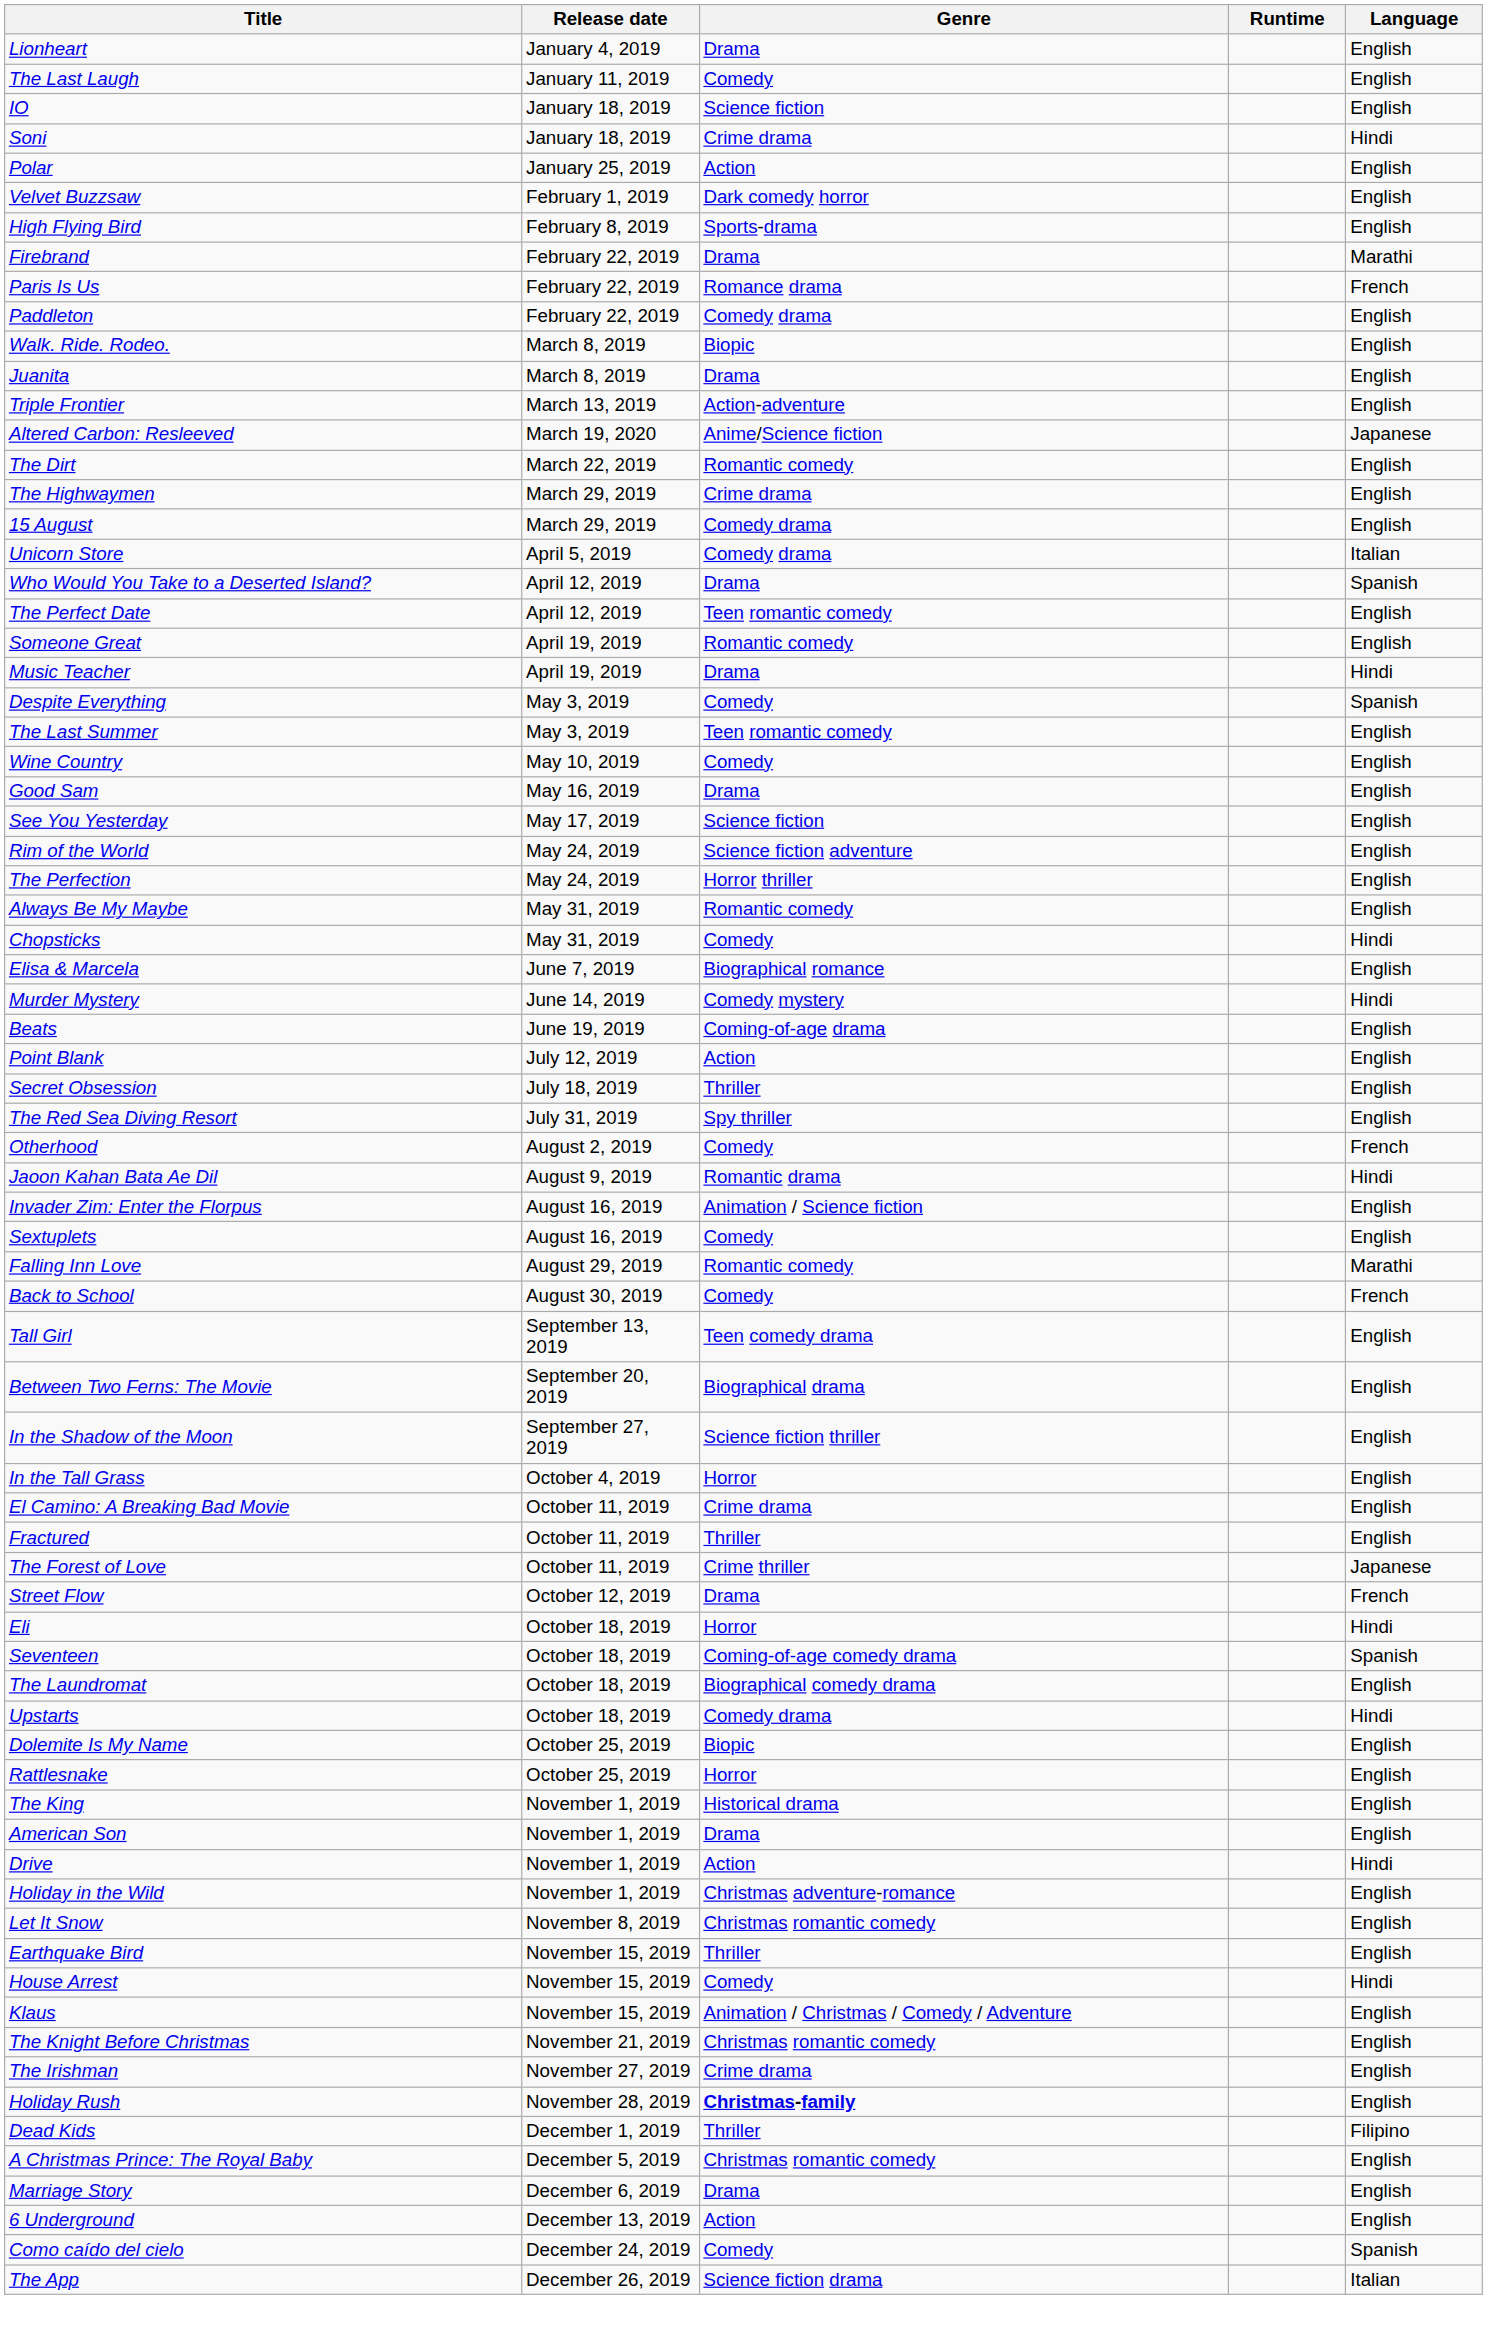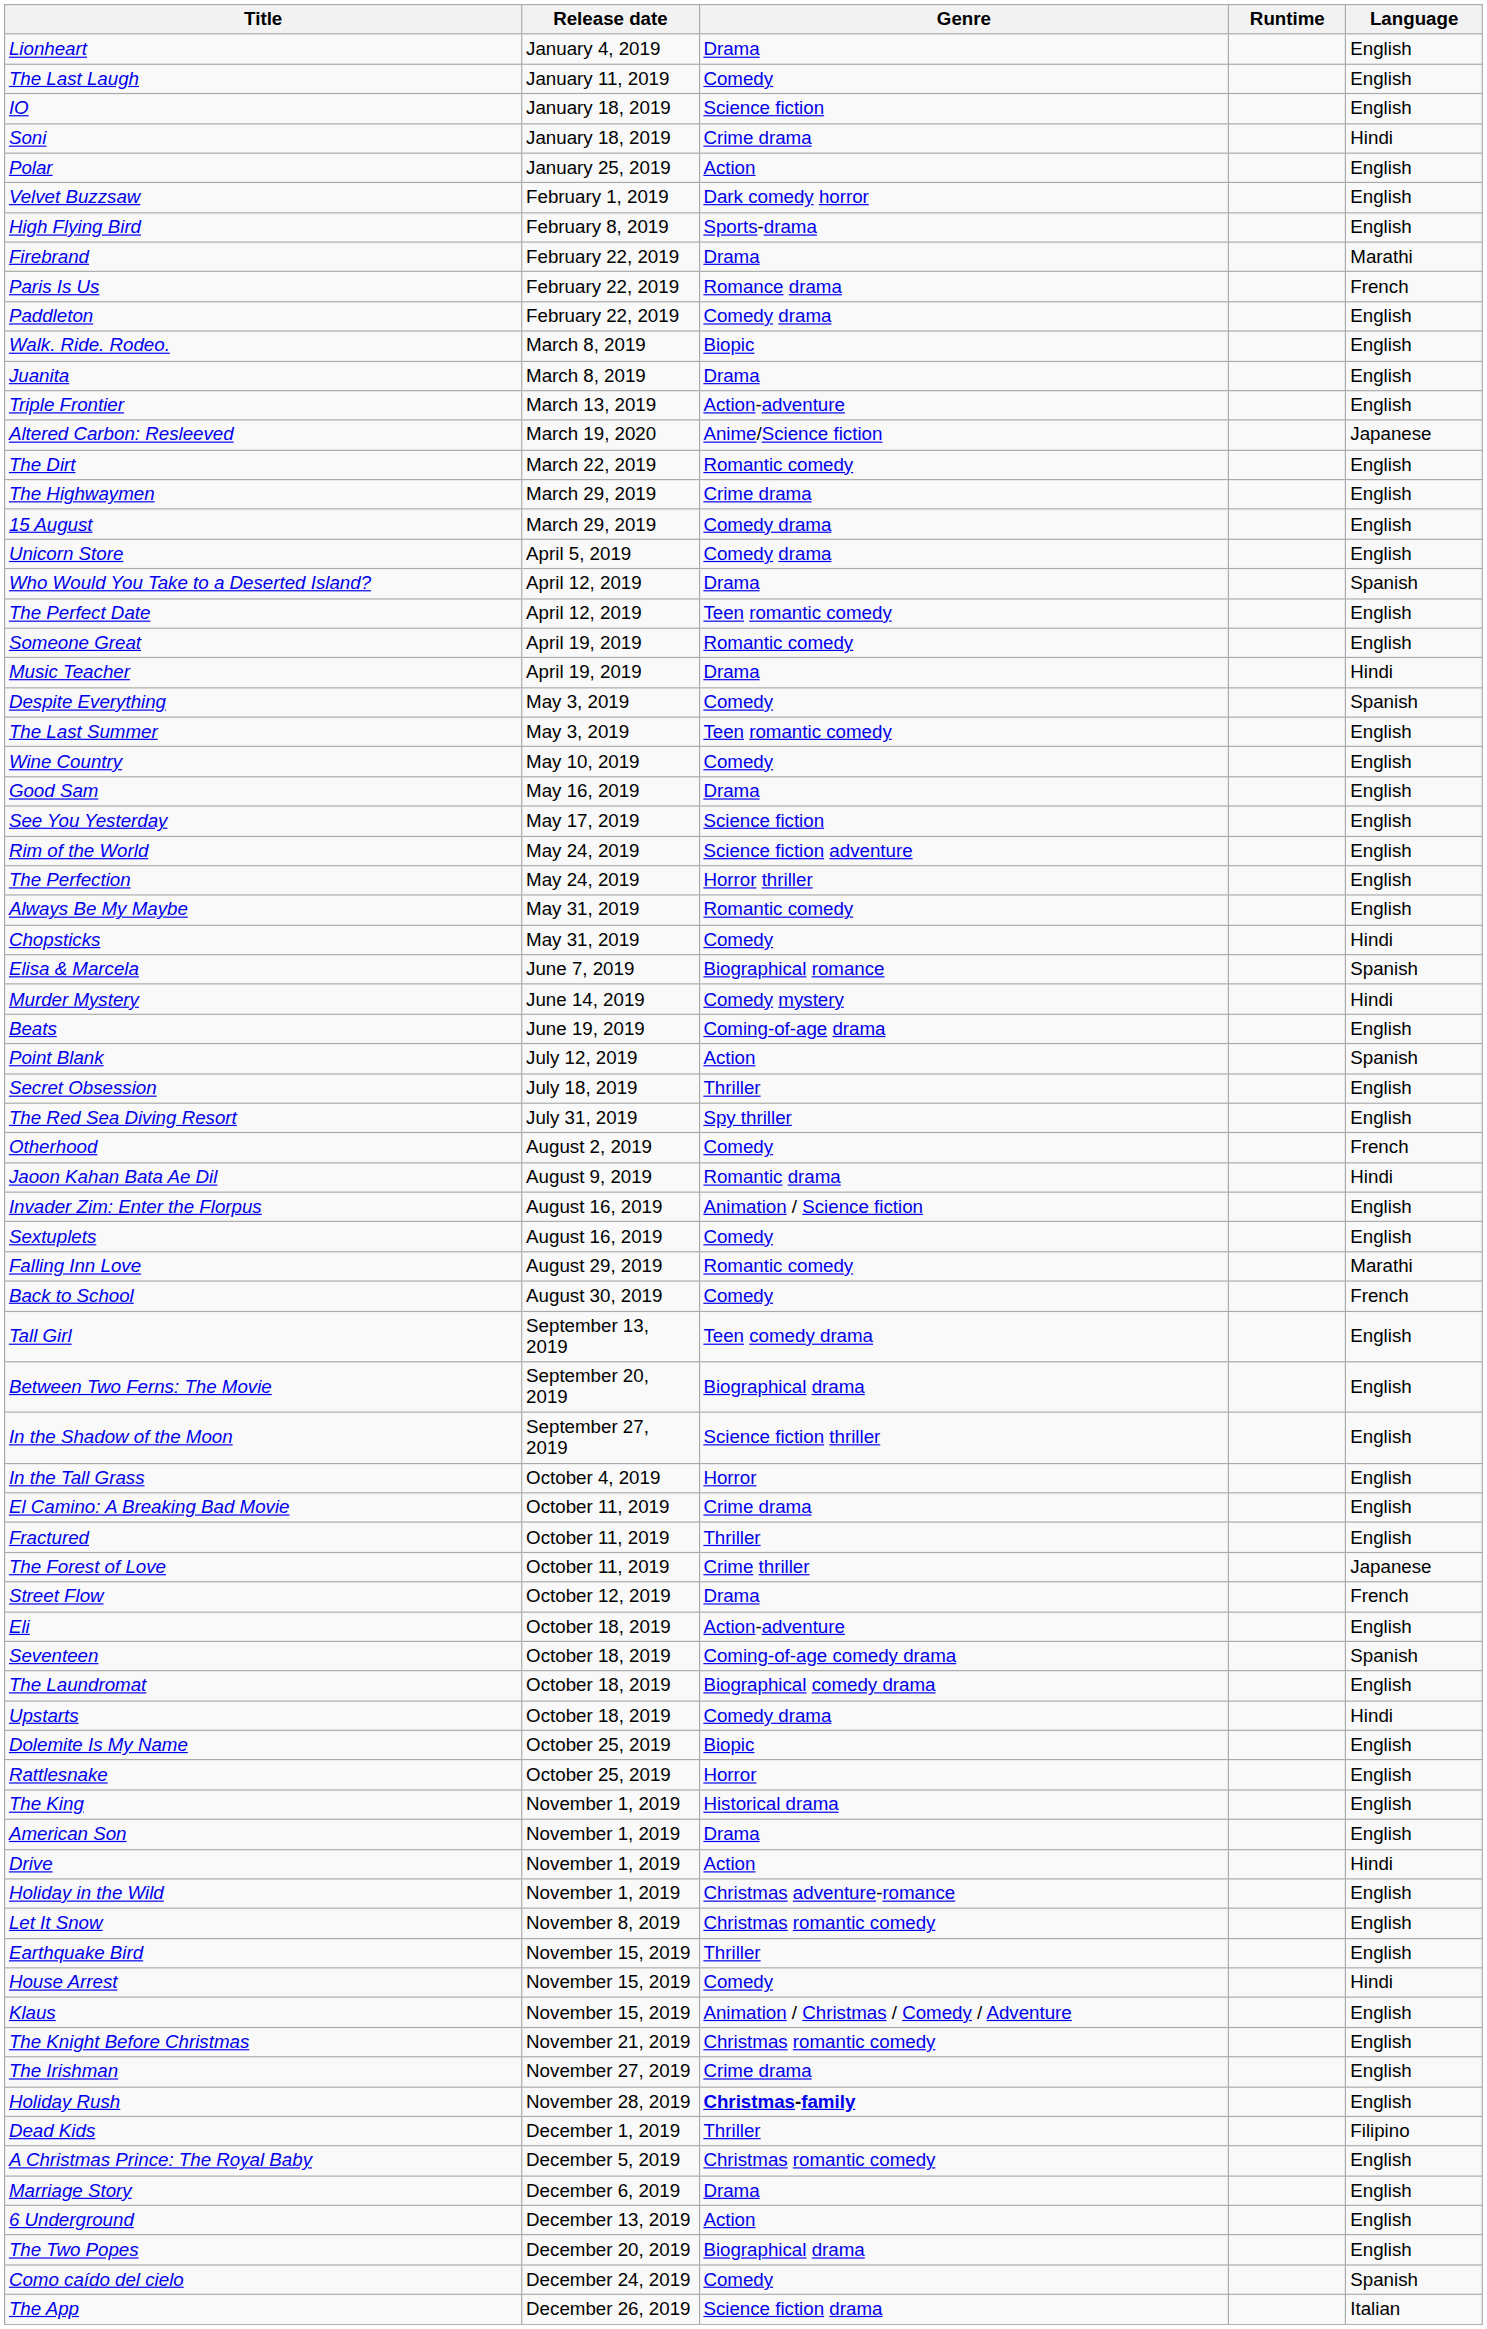(1375, 553) Italian -> (1381, 553) English
(1381, 969) English -> (1384, 969) Spanish
(1381, 1058) English -> (1384, 1058) Spanish
(730, 1626) Horror -> (774, 1626) Action-adventure
(1372, 1626) Hindi -> (1381, 1626) English
+ row: (74, 2249)
